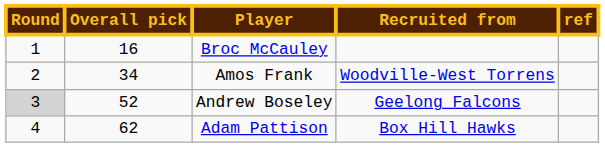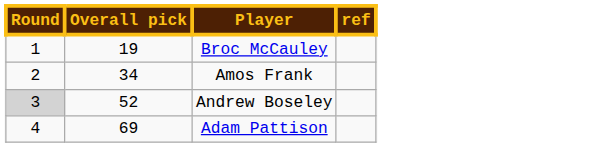- column: (448, 20)
(129, 49) 16 -> (129, 49) 19
(129, 129) 62 -> (129, 129) 69
